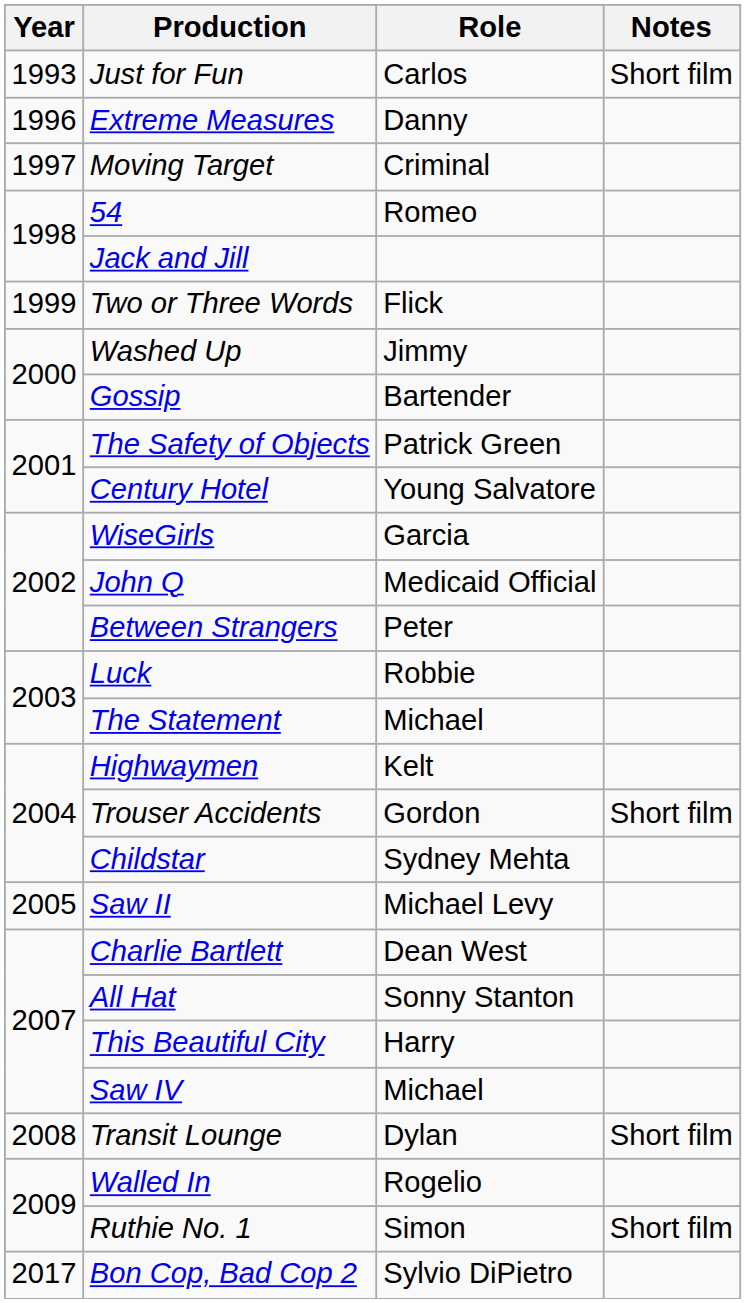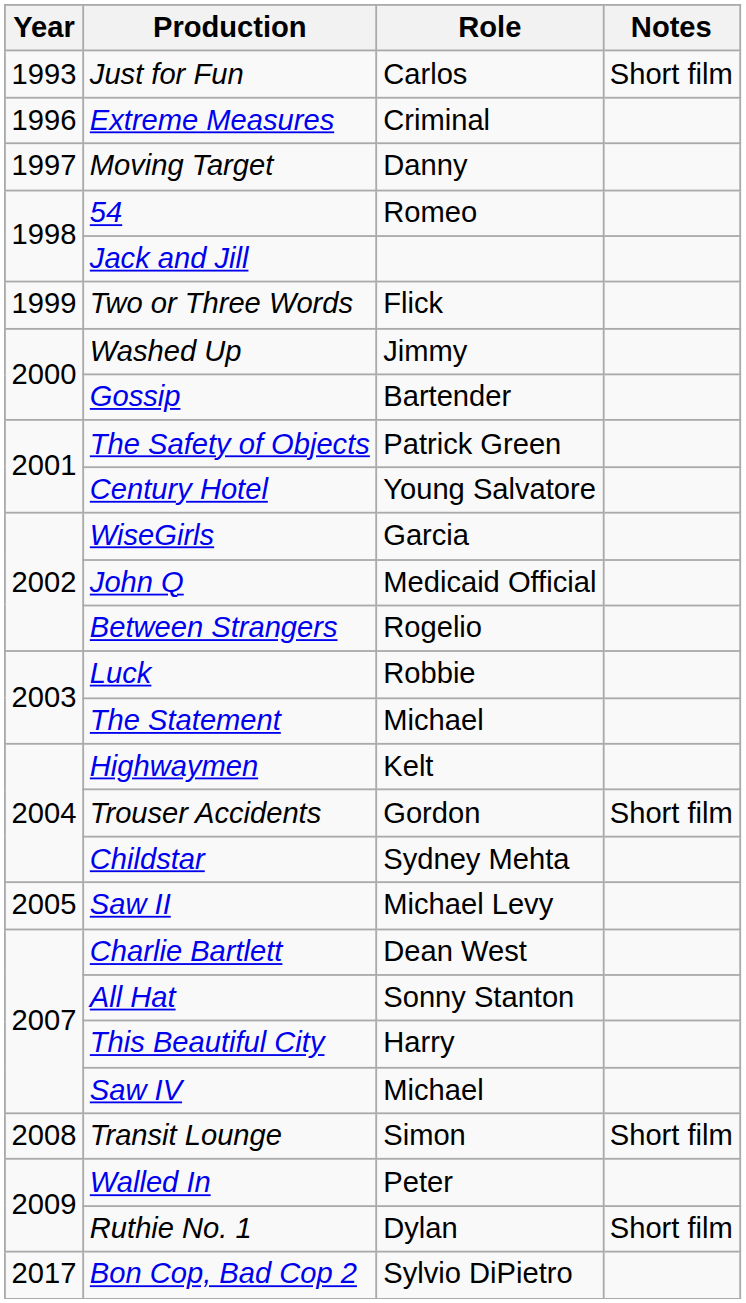(425, 119) Danny -> (437, 119) Criminal
(437, 166) Criminal -> (425, 166) Danny
(418, 627) Peter -> (433, 627) Rogelio
(420, 1135) Dylan -> (425, 1135) Simon
(433, 1182) Rogelio -> (418, 1182) Peter
(425, 1228) Simon -> (420, 1228) Dylan
